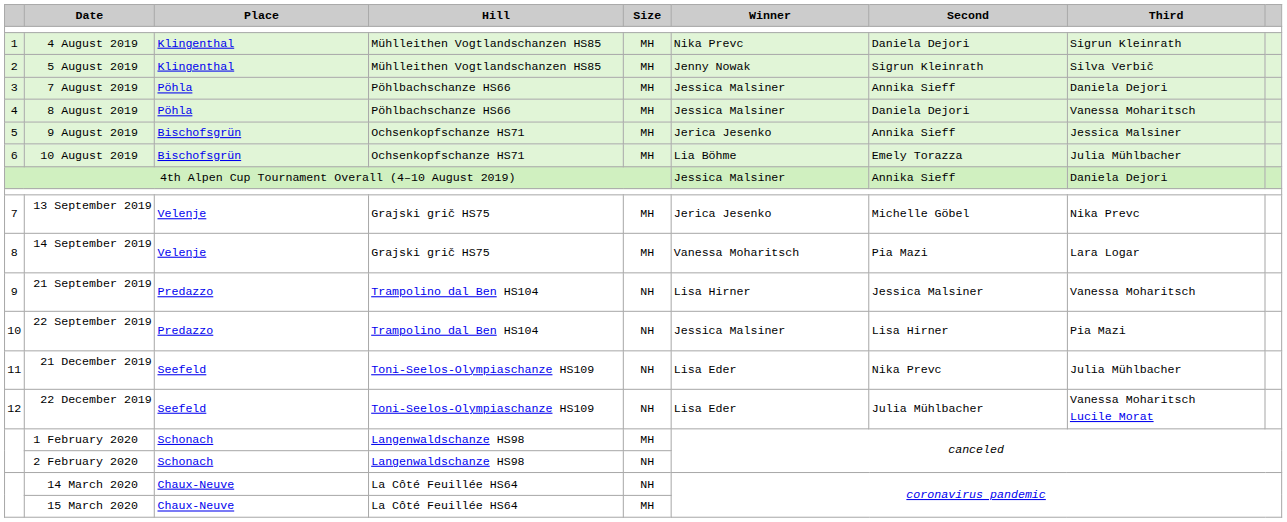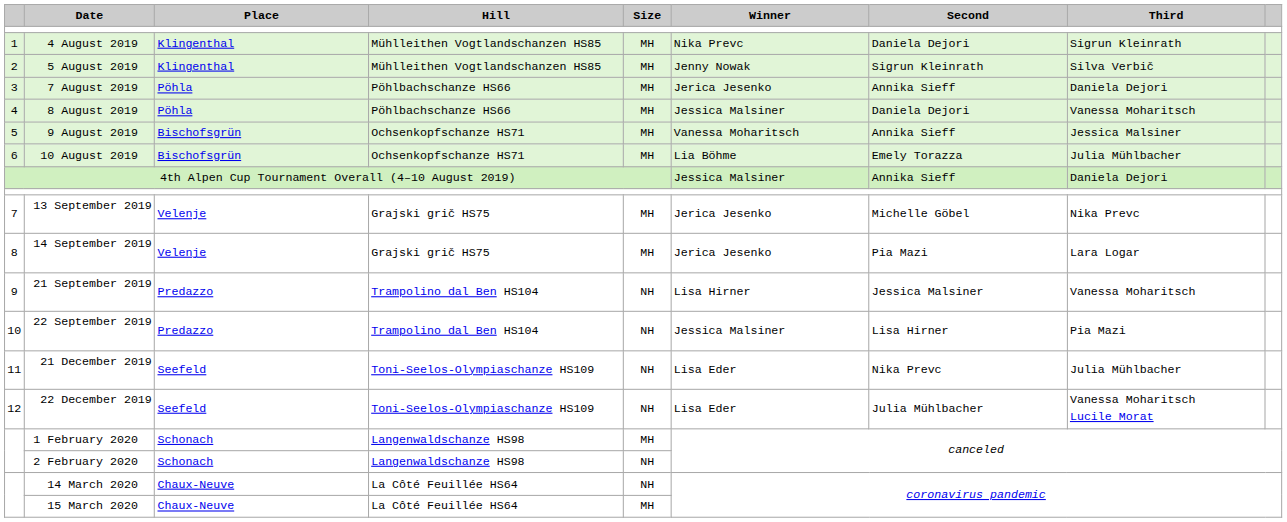(730, 89) Jessica Malsiner -> (723, 89) Jerica Jesenko
(723, 133) Jerica Jesenko -> (737, 133) Vanessa Moharitsch
(737, 253) Vanessa Moharitsch -> (723, 253) Jerica Jesenko
